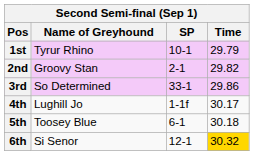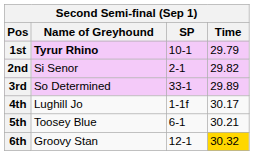(64, 50) normal -> (66, 50) bold
(66, 68) Groovy Stan -> (56, 68) Si Senor
(225, 86) 29.86 -> (225, 86) 29.89
(225, 123) 30.18 -> (225, 123) 30.21
(56, 141) Si Senor -> (66, 141) Groovy Stan
